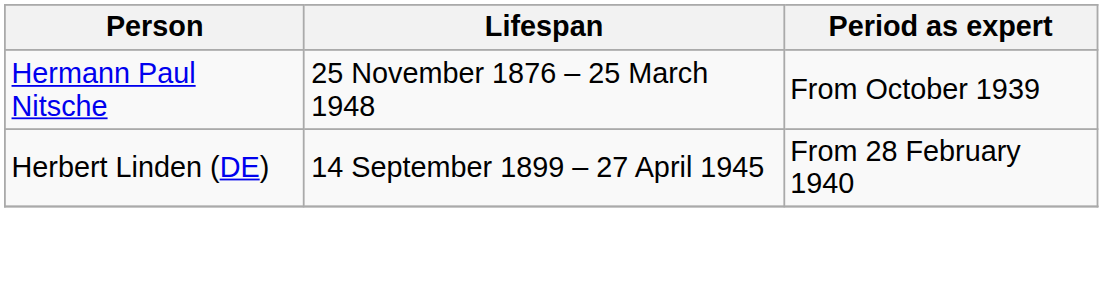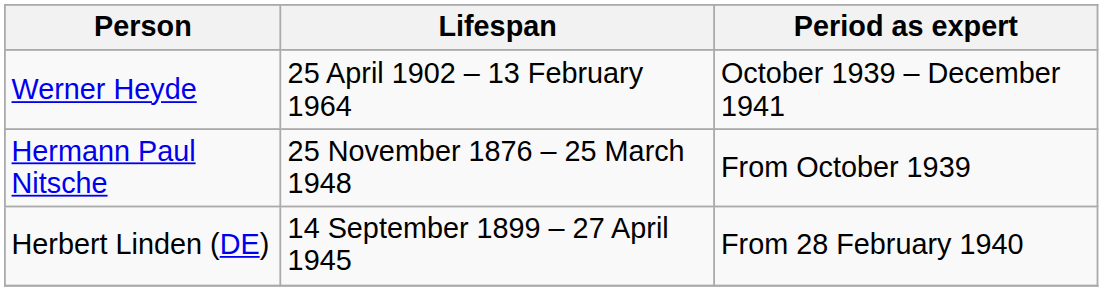+ row: (104, 89)
